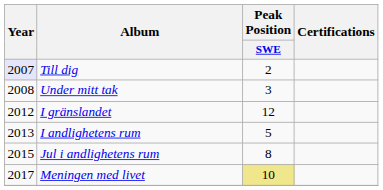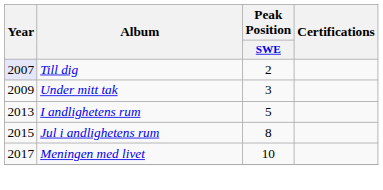(21, 90) 2008 -> (21, 90) 2009
- row: (76, 111)
(268, 174) khaki background -> (268, 153) no background
